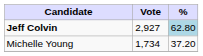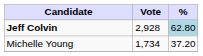(148, 28) 2,927 -> (148, 28) 2,928
